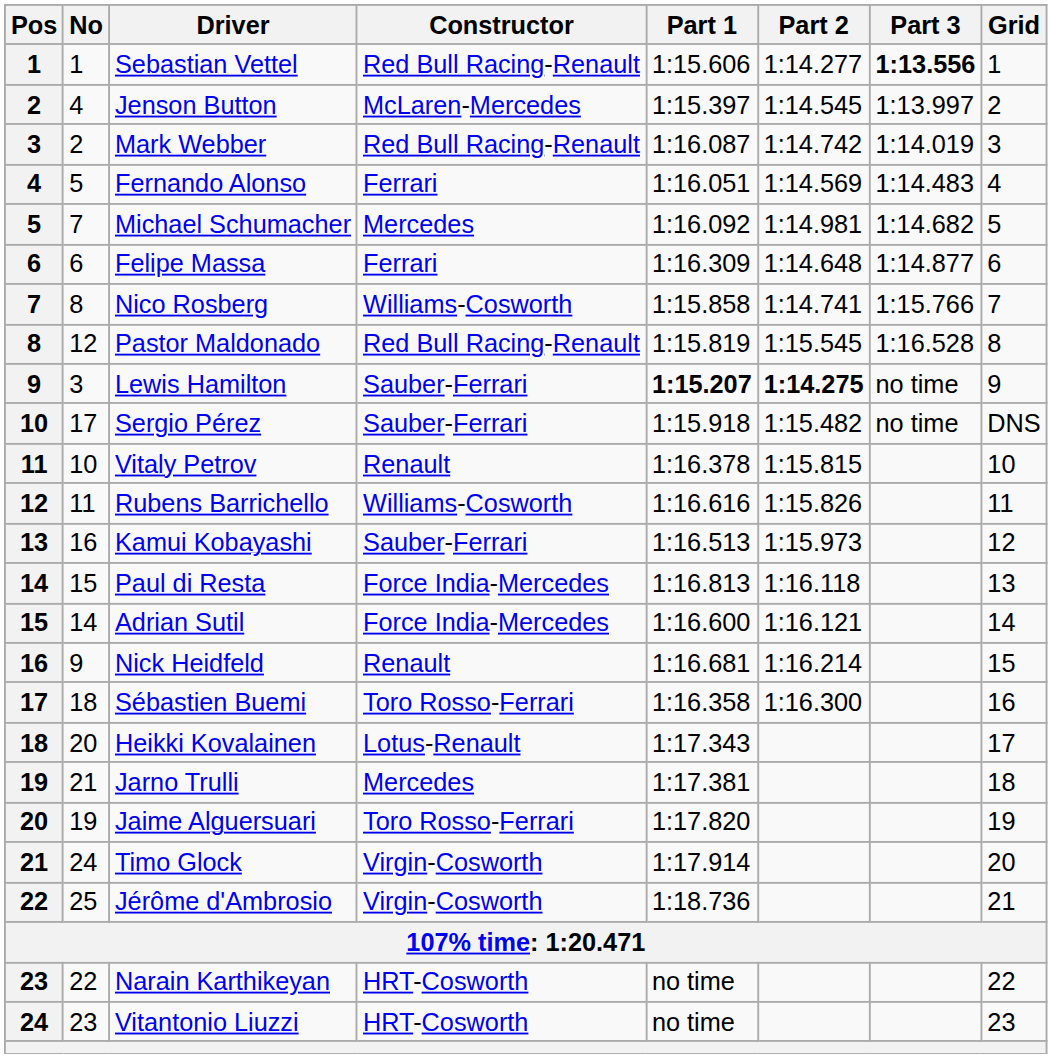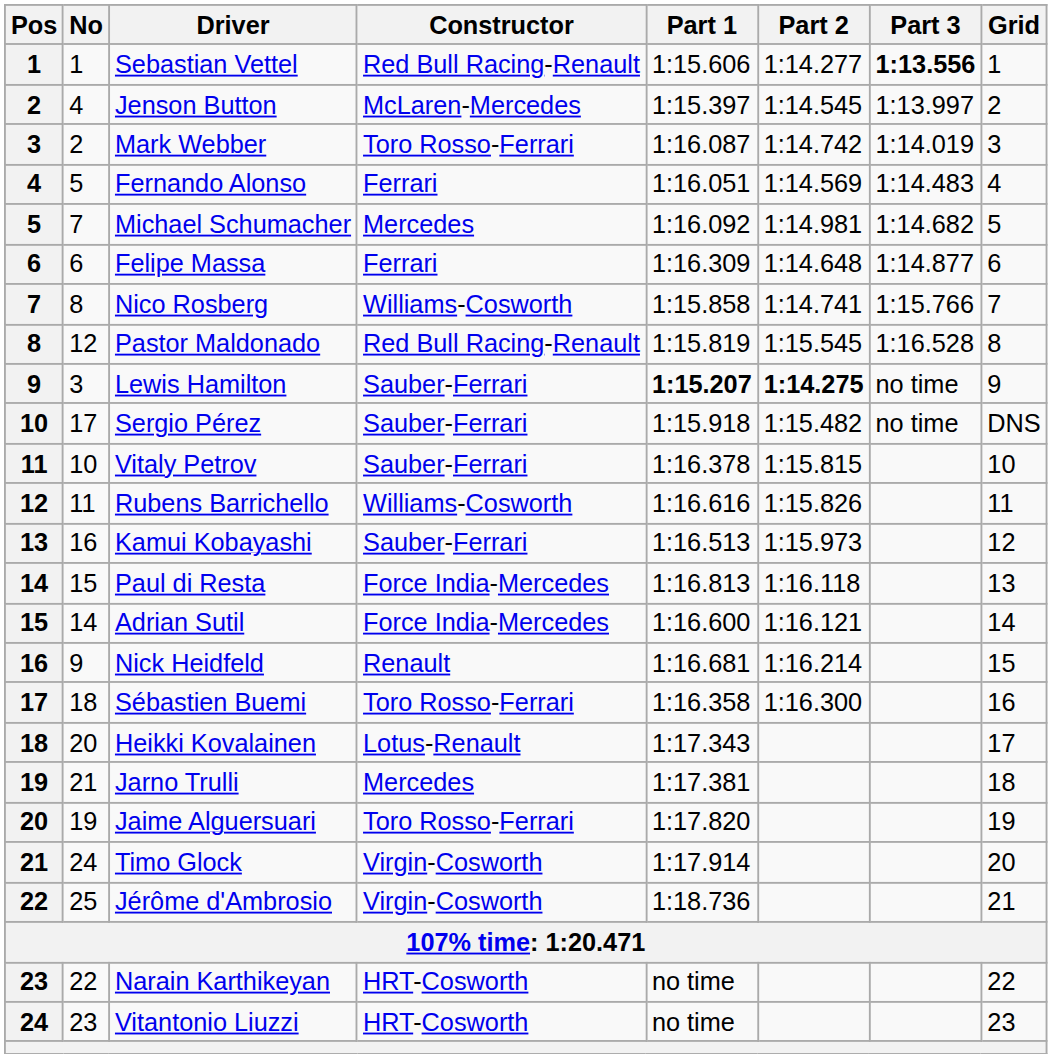(501, 144) Red Bull Racing-Renault -> (468, 144) Toro Rosso-Ferrari
(407, 463) Renault -> (445, 463) Sauber-Ferrari
